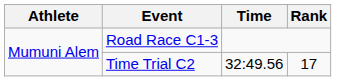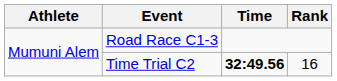(254, 64) normal -> (255, 64) bold
(309, 64) 17 -> (310, 64) 16
